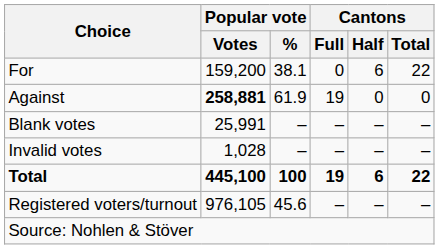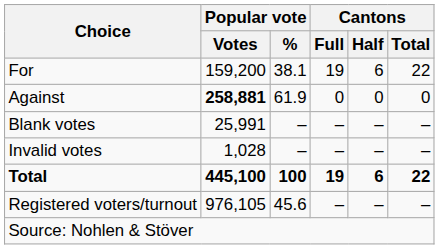(339, 71) 0 -> (335, 71) 19
(335, 97) 19 -> (339, 97) 0
